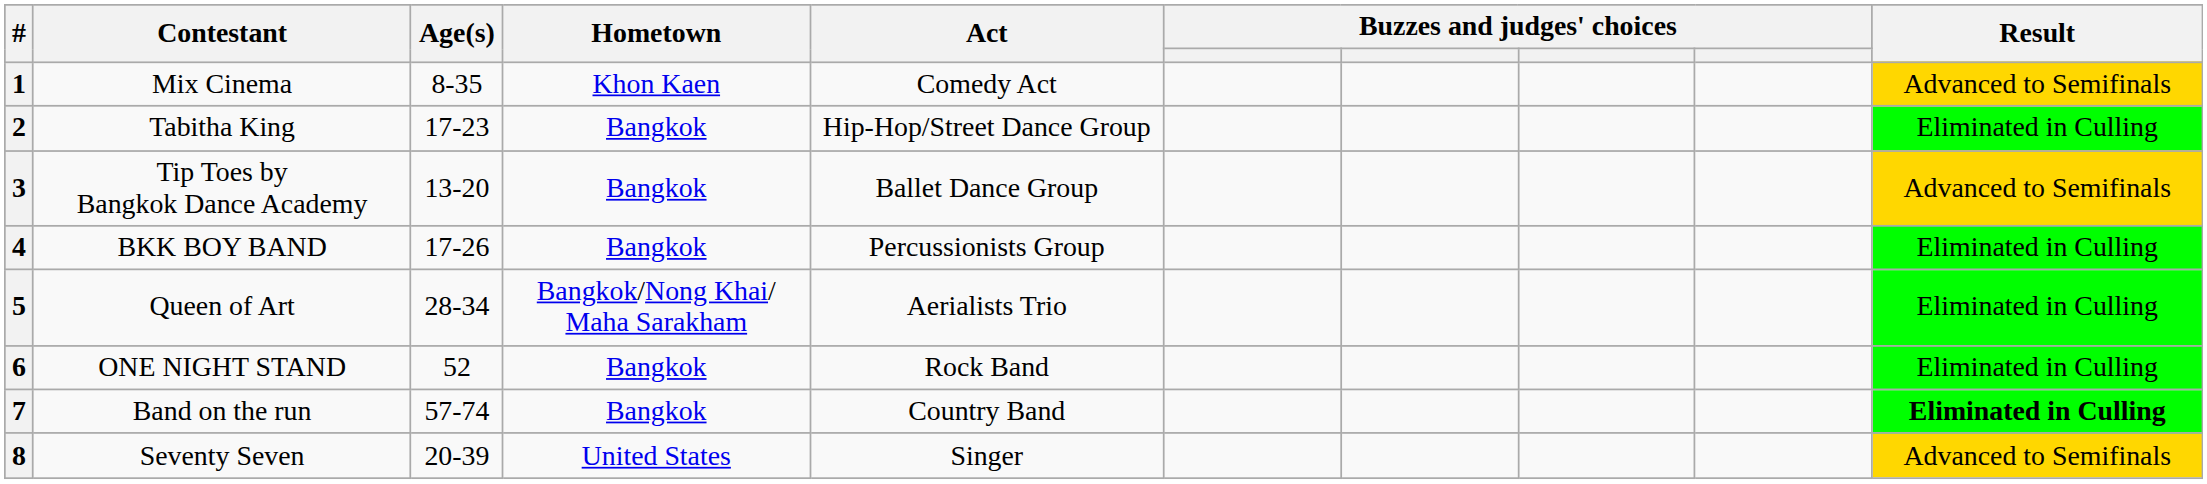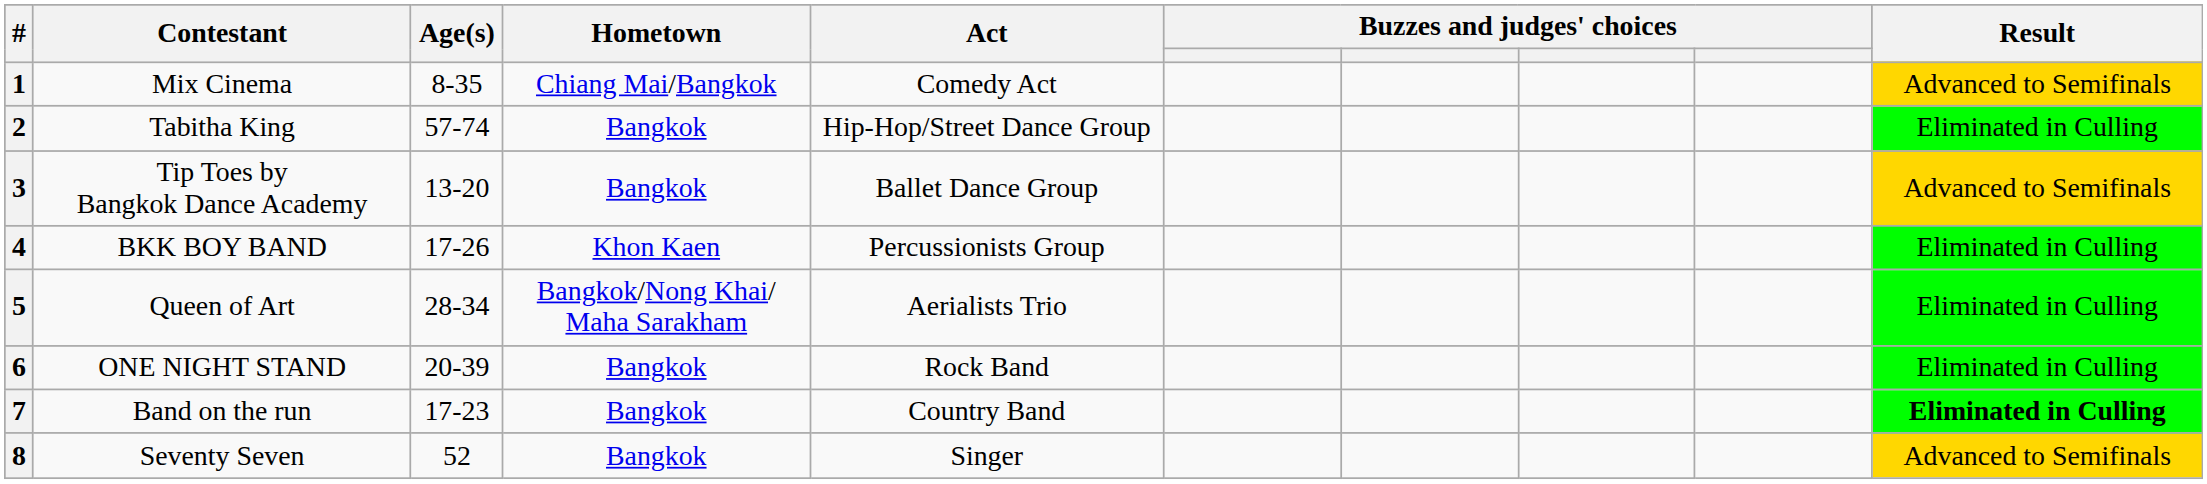(656, 83) Khon Kaen -> (656, 83) Chiang Mai/Bangkok
(457, 127) 17-23 -> (457, 127) 57-74
(656, 247) Bangkok -> (656, 247) Khon Kaen
(457, 366) 52 -> (457, 366) 20-39
(457, 411) 57-74 -> (457, 411) 17-23
(457, 455) 20-39 -> (457, 455) 52
(656, 455) United States -> (656, 455) Bangkok
